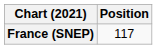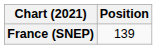(124, 34) 117 -> (124, 34) 139
